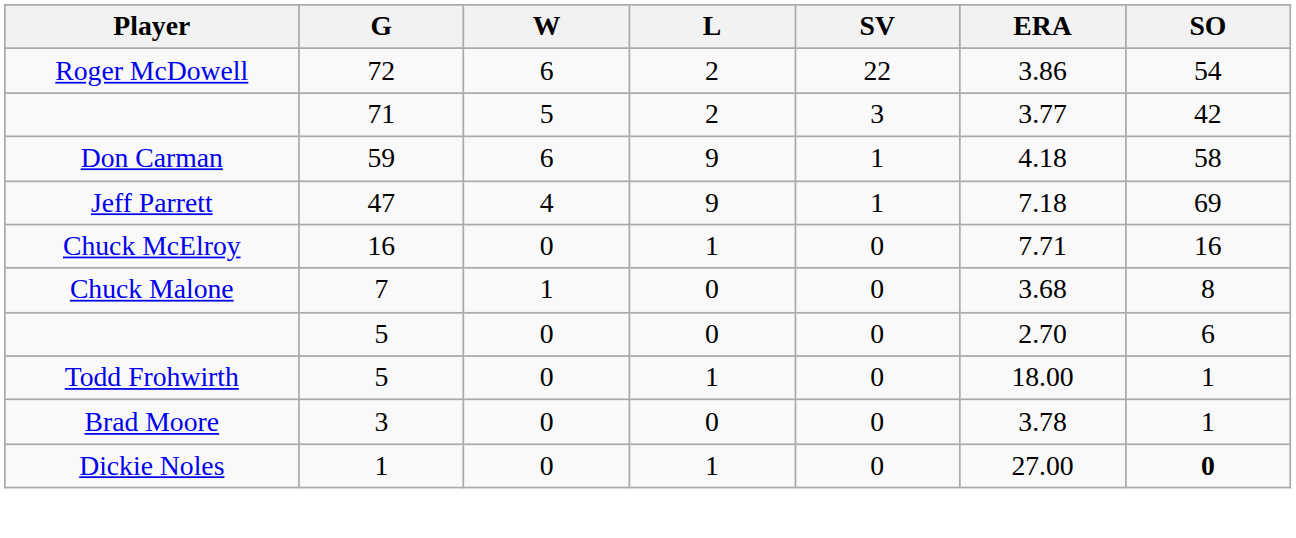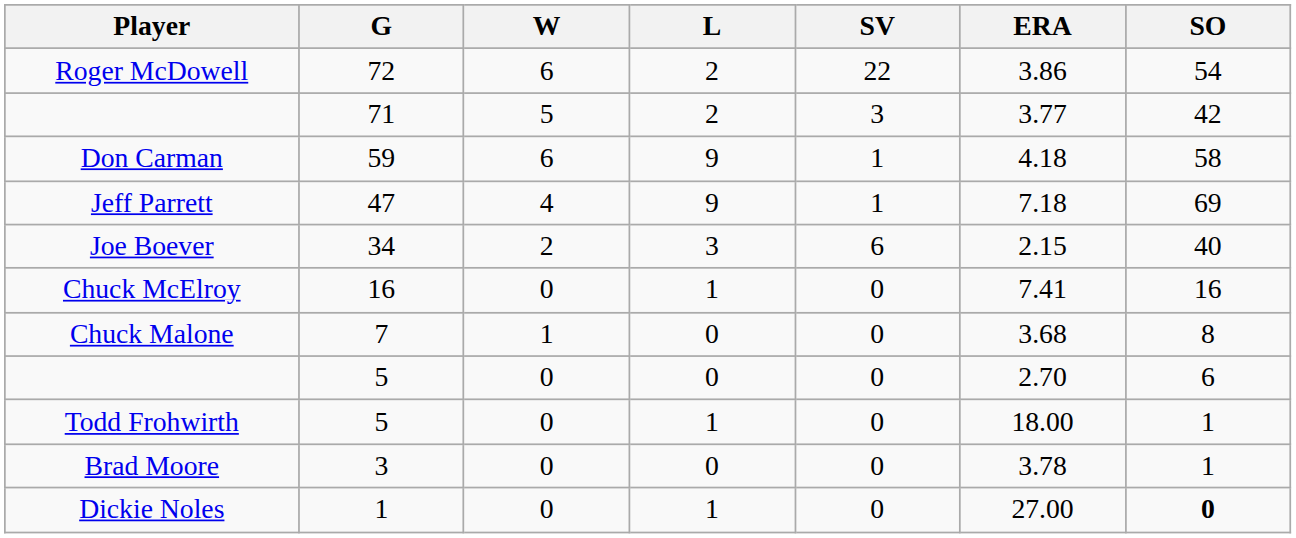+ row: (152, 245)
(1043, 245) 7.71 -> (1043, 289) 7.41
